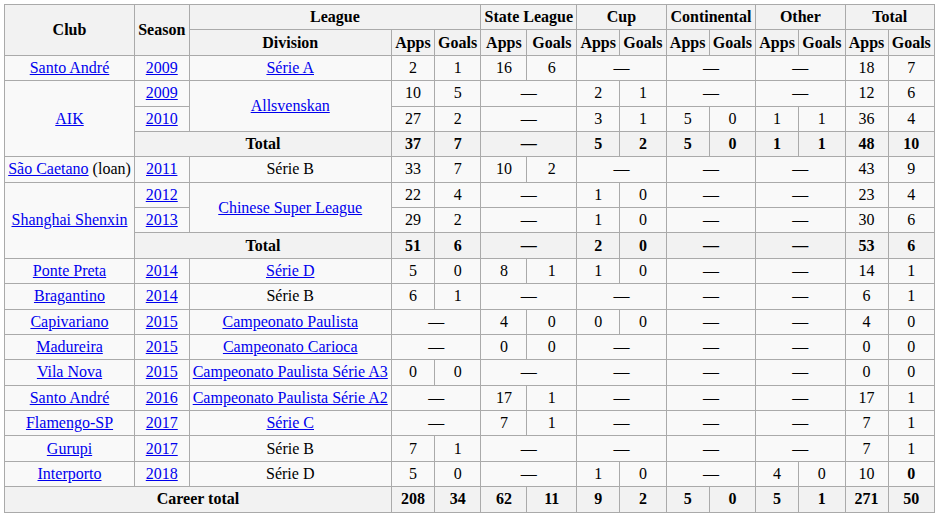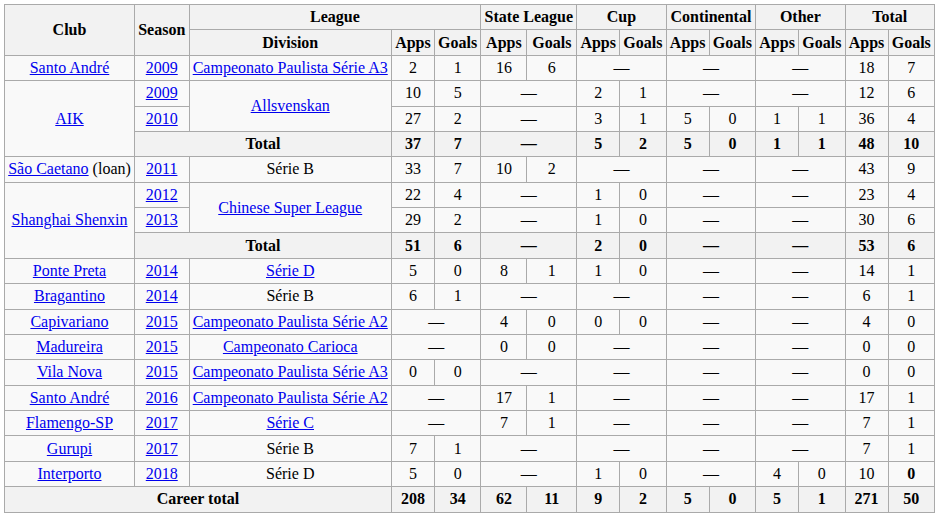(290, 67) Série A -> (290, 67) Campeonato Paulista Série A3
(290, 321) Campeonato Paulista -> (290, 321) Campeonato Paulista Série A2
